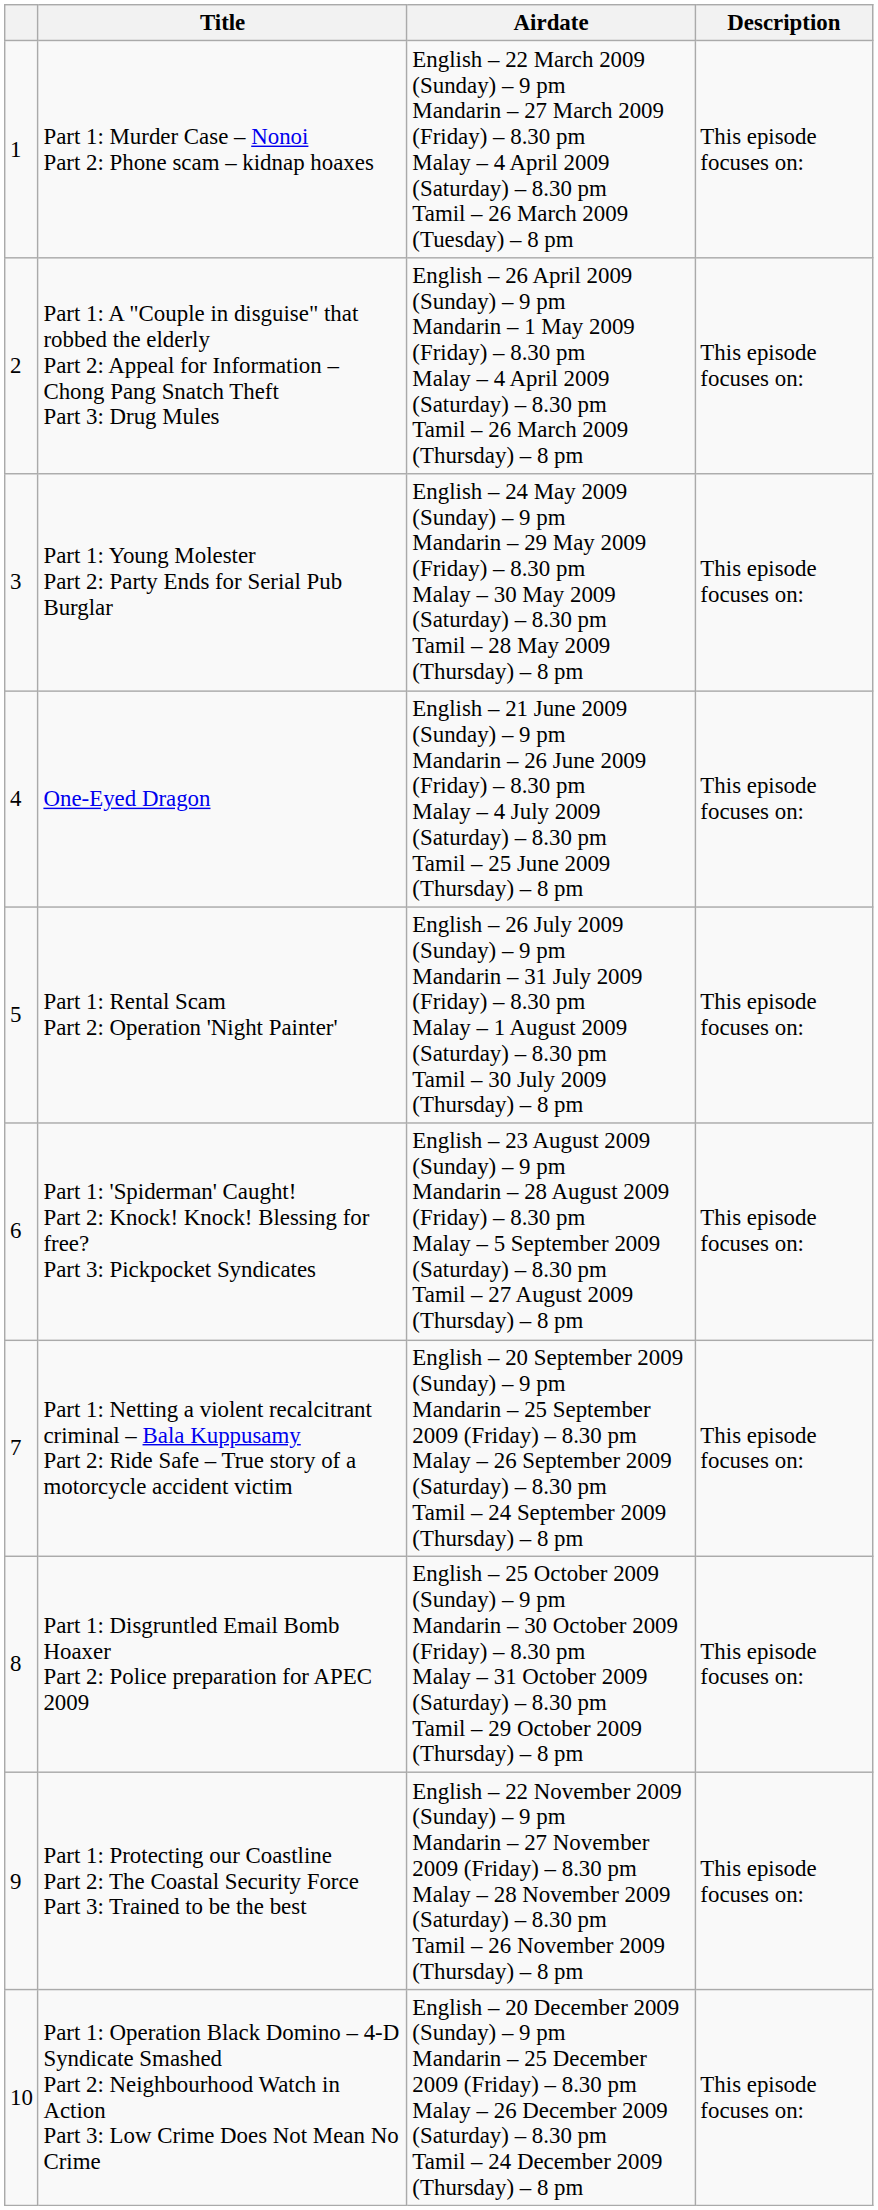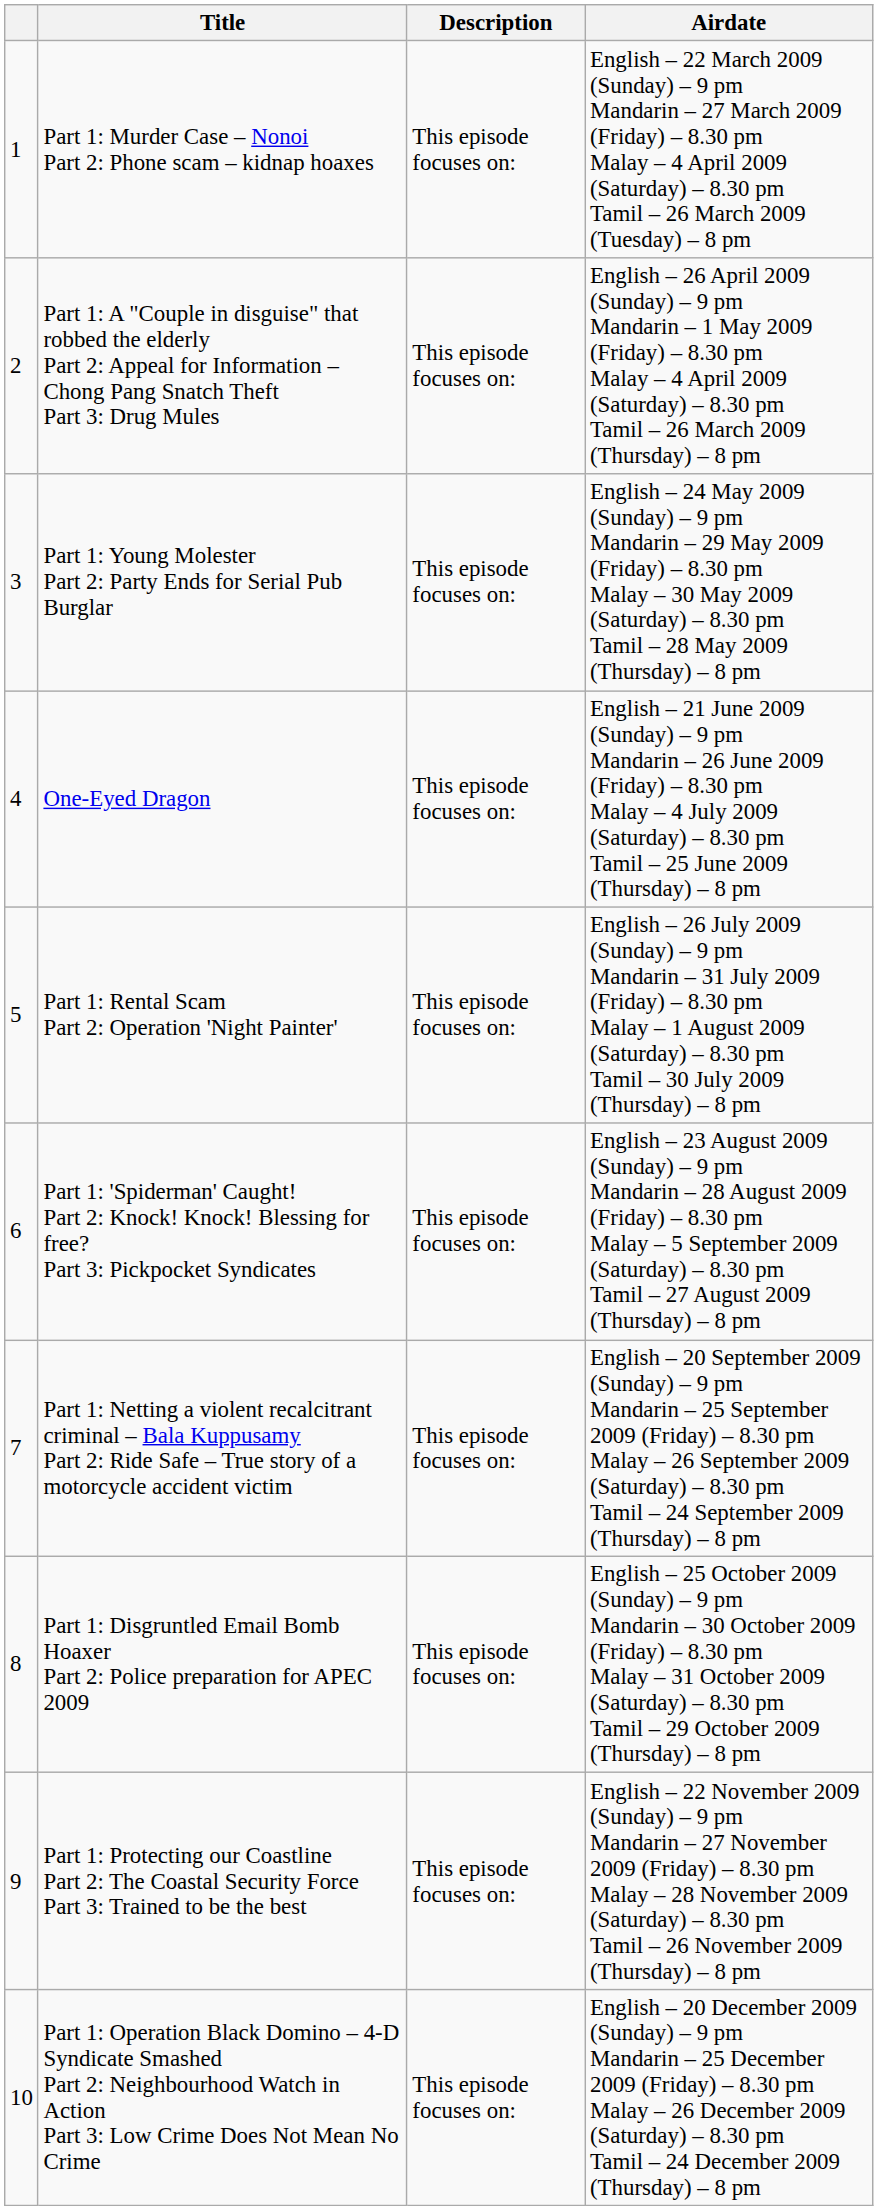columns swapped: (784, 22) <-> (551, 22)
